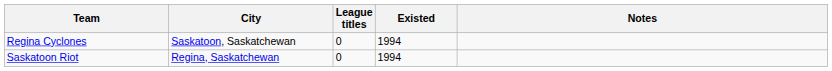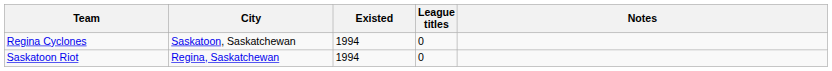columns swapped: (416, 18) <-> (354, 18)
